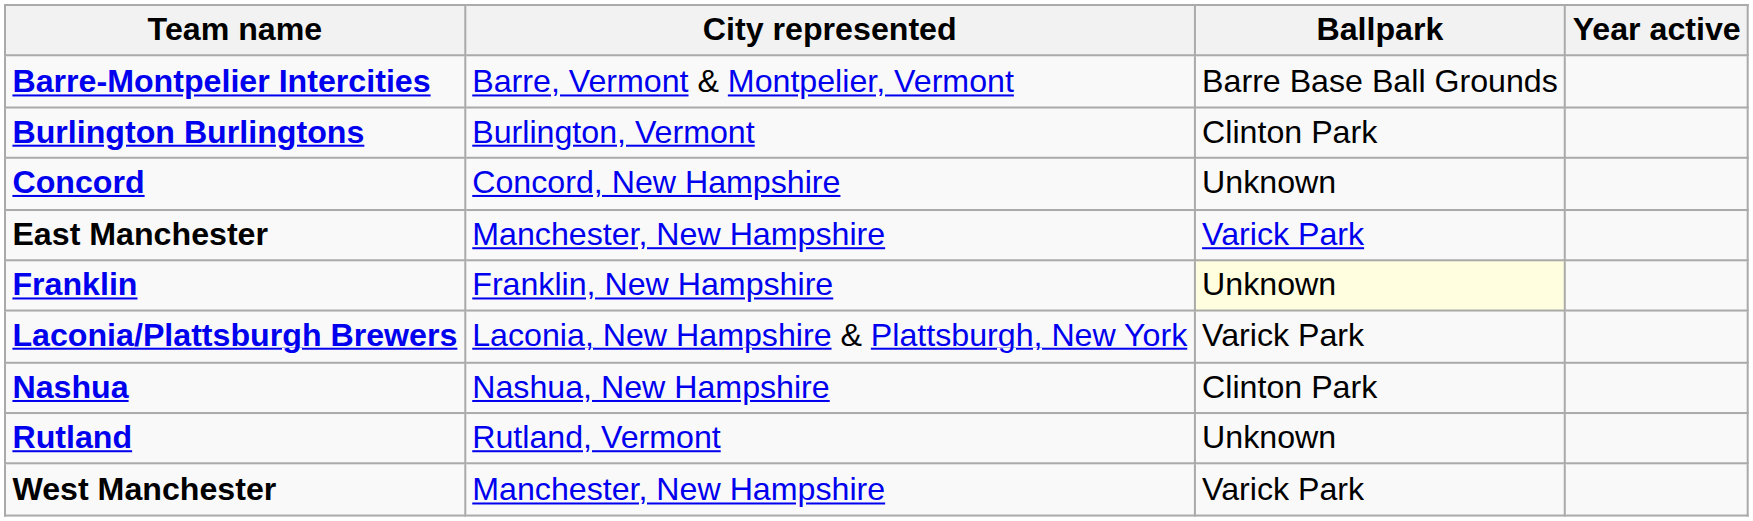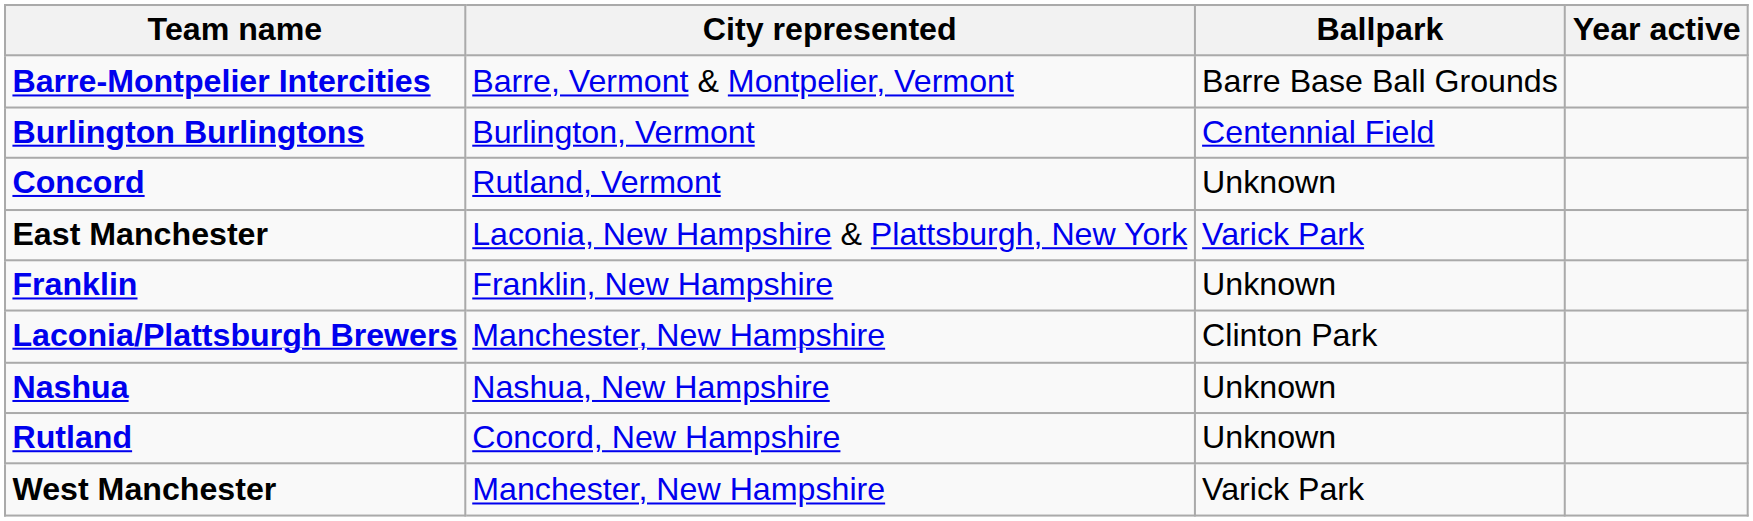(1290, 132) Clinton Park -> (1318, 132) Centennial Field
(656, 183) Concord, New Hampshire -> (596, 183) Rutland, Vermont
(679, 234) Manchester, New Hampshire -> (830, 234) Laconia, New Hampshire & Plattsburgh, New York
(1269, 285) lightyellow background -> (1269, 285) no background
(830, 336) Laconia, New Hampshire & Plattsburgh, New York -> (679, 336) Manchester, New Hampshire
(1283, 336) Varick Park -> (1290, 336) Clinton Park
(1290, 387) Clinton Park -> (1269, 387) Unknown
(596, 438) Rutland, Vermont -> (656, 438) Concord, New Hampshire
